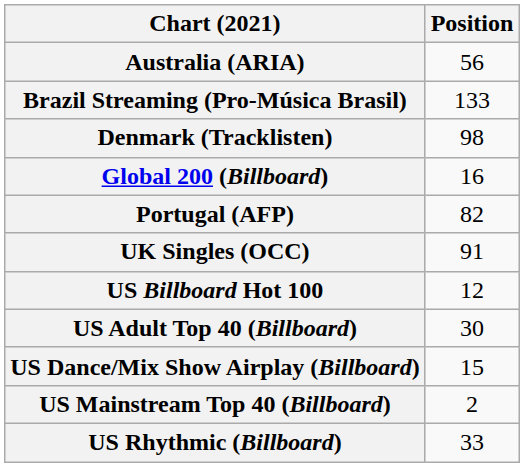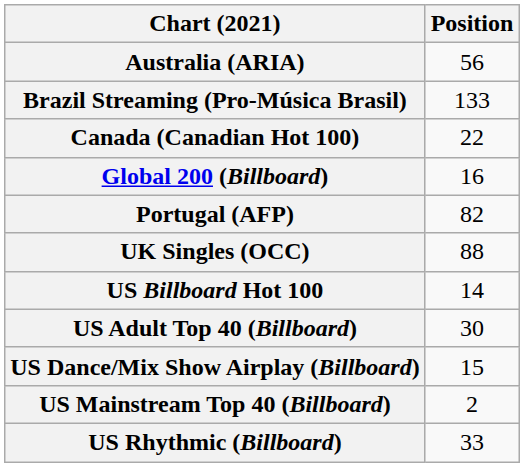+ row: (215, 137)
- row: (215, 137)
(472, 251) 91 -> (472, 251) 88
(472, 289) 12 -> (472, 289) 14
